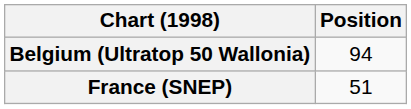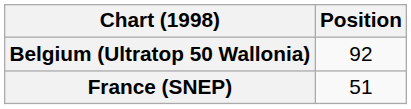(361, 53) 94 -> (361, 53) 92
